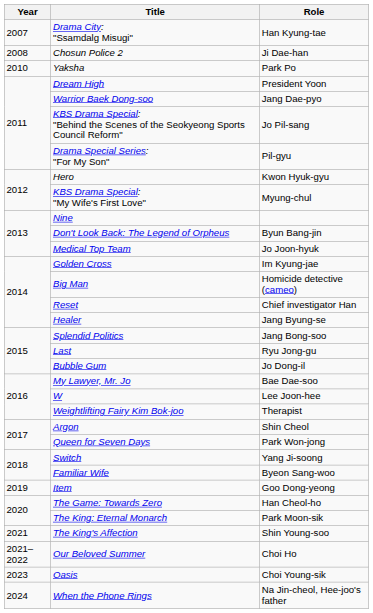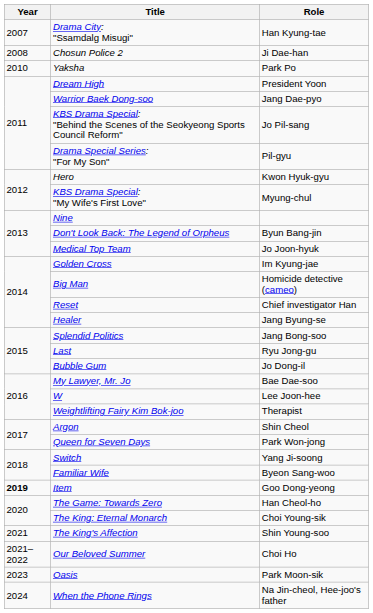(17, 487) normal -> (17, 487) bold
(292, 518) Park Moon-sik -> (294, 518) Choi Young-sik
(294, 574) Choi Young-sik -> (292, 574) Park Moon-sik
